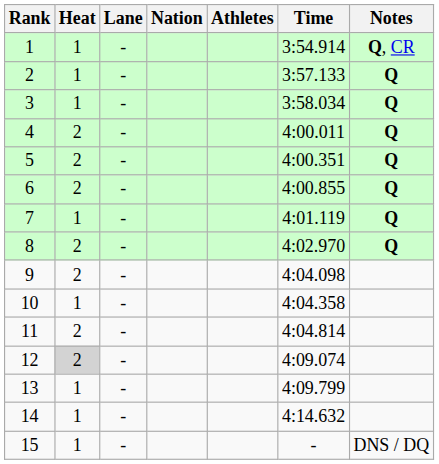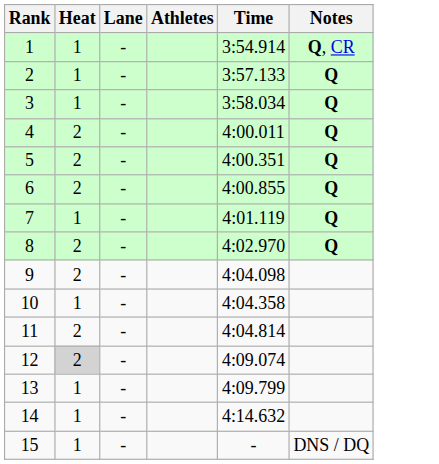- column: (177, 18)
